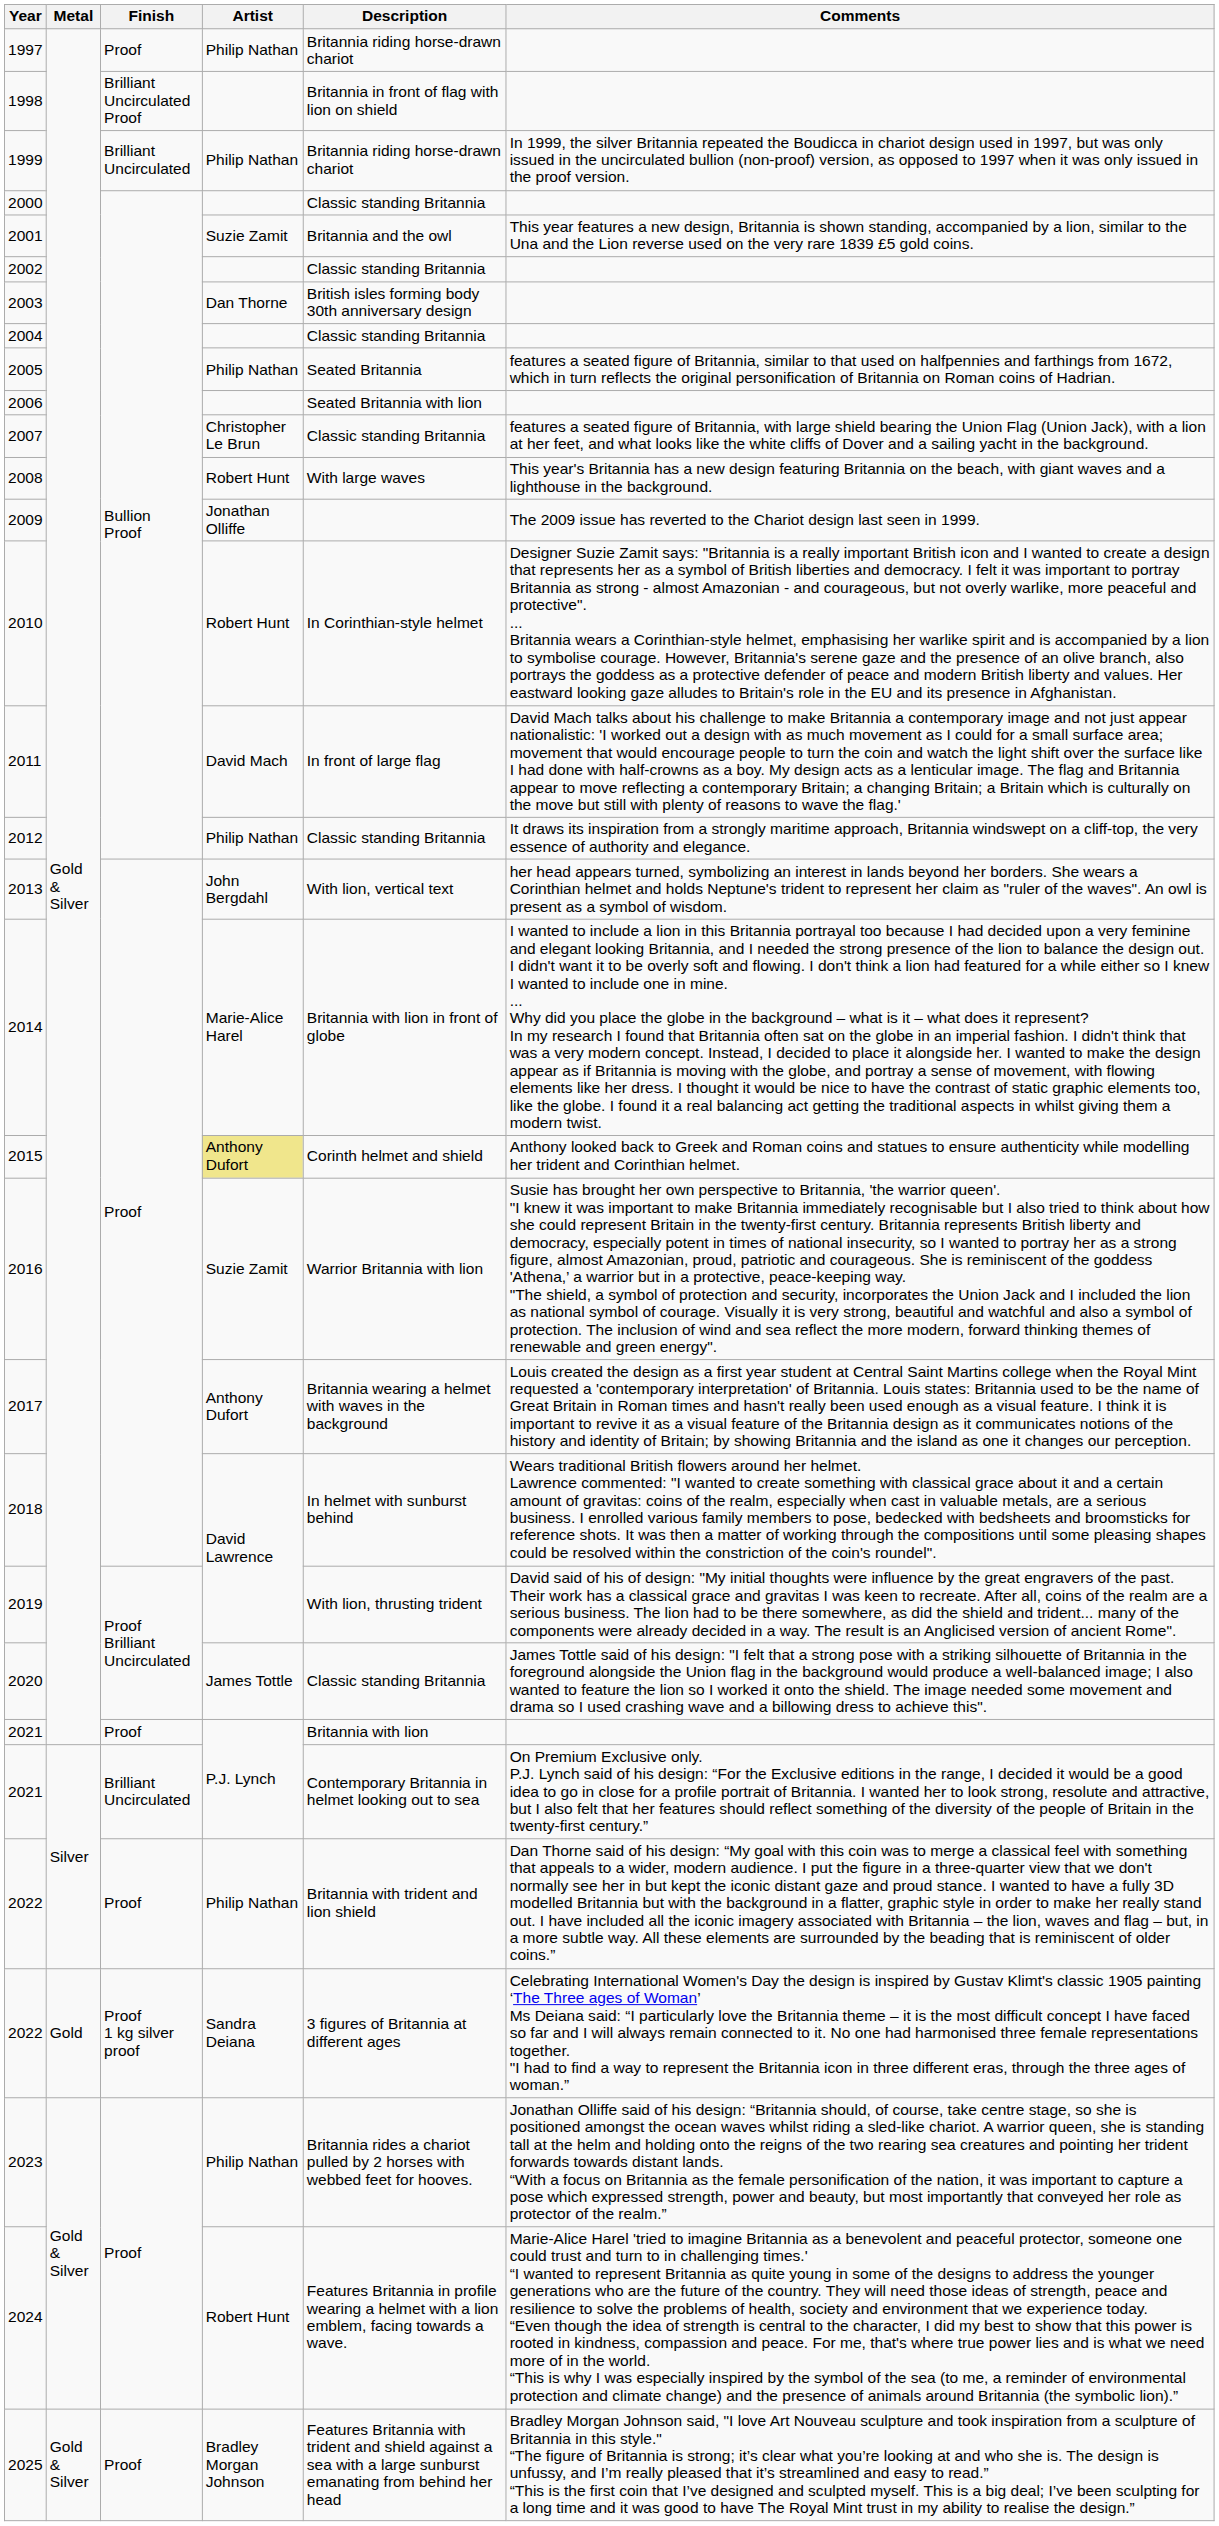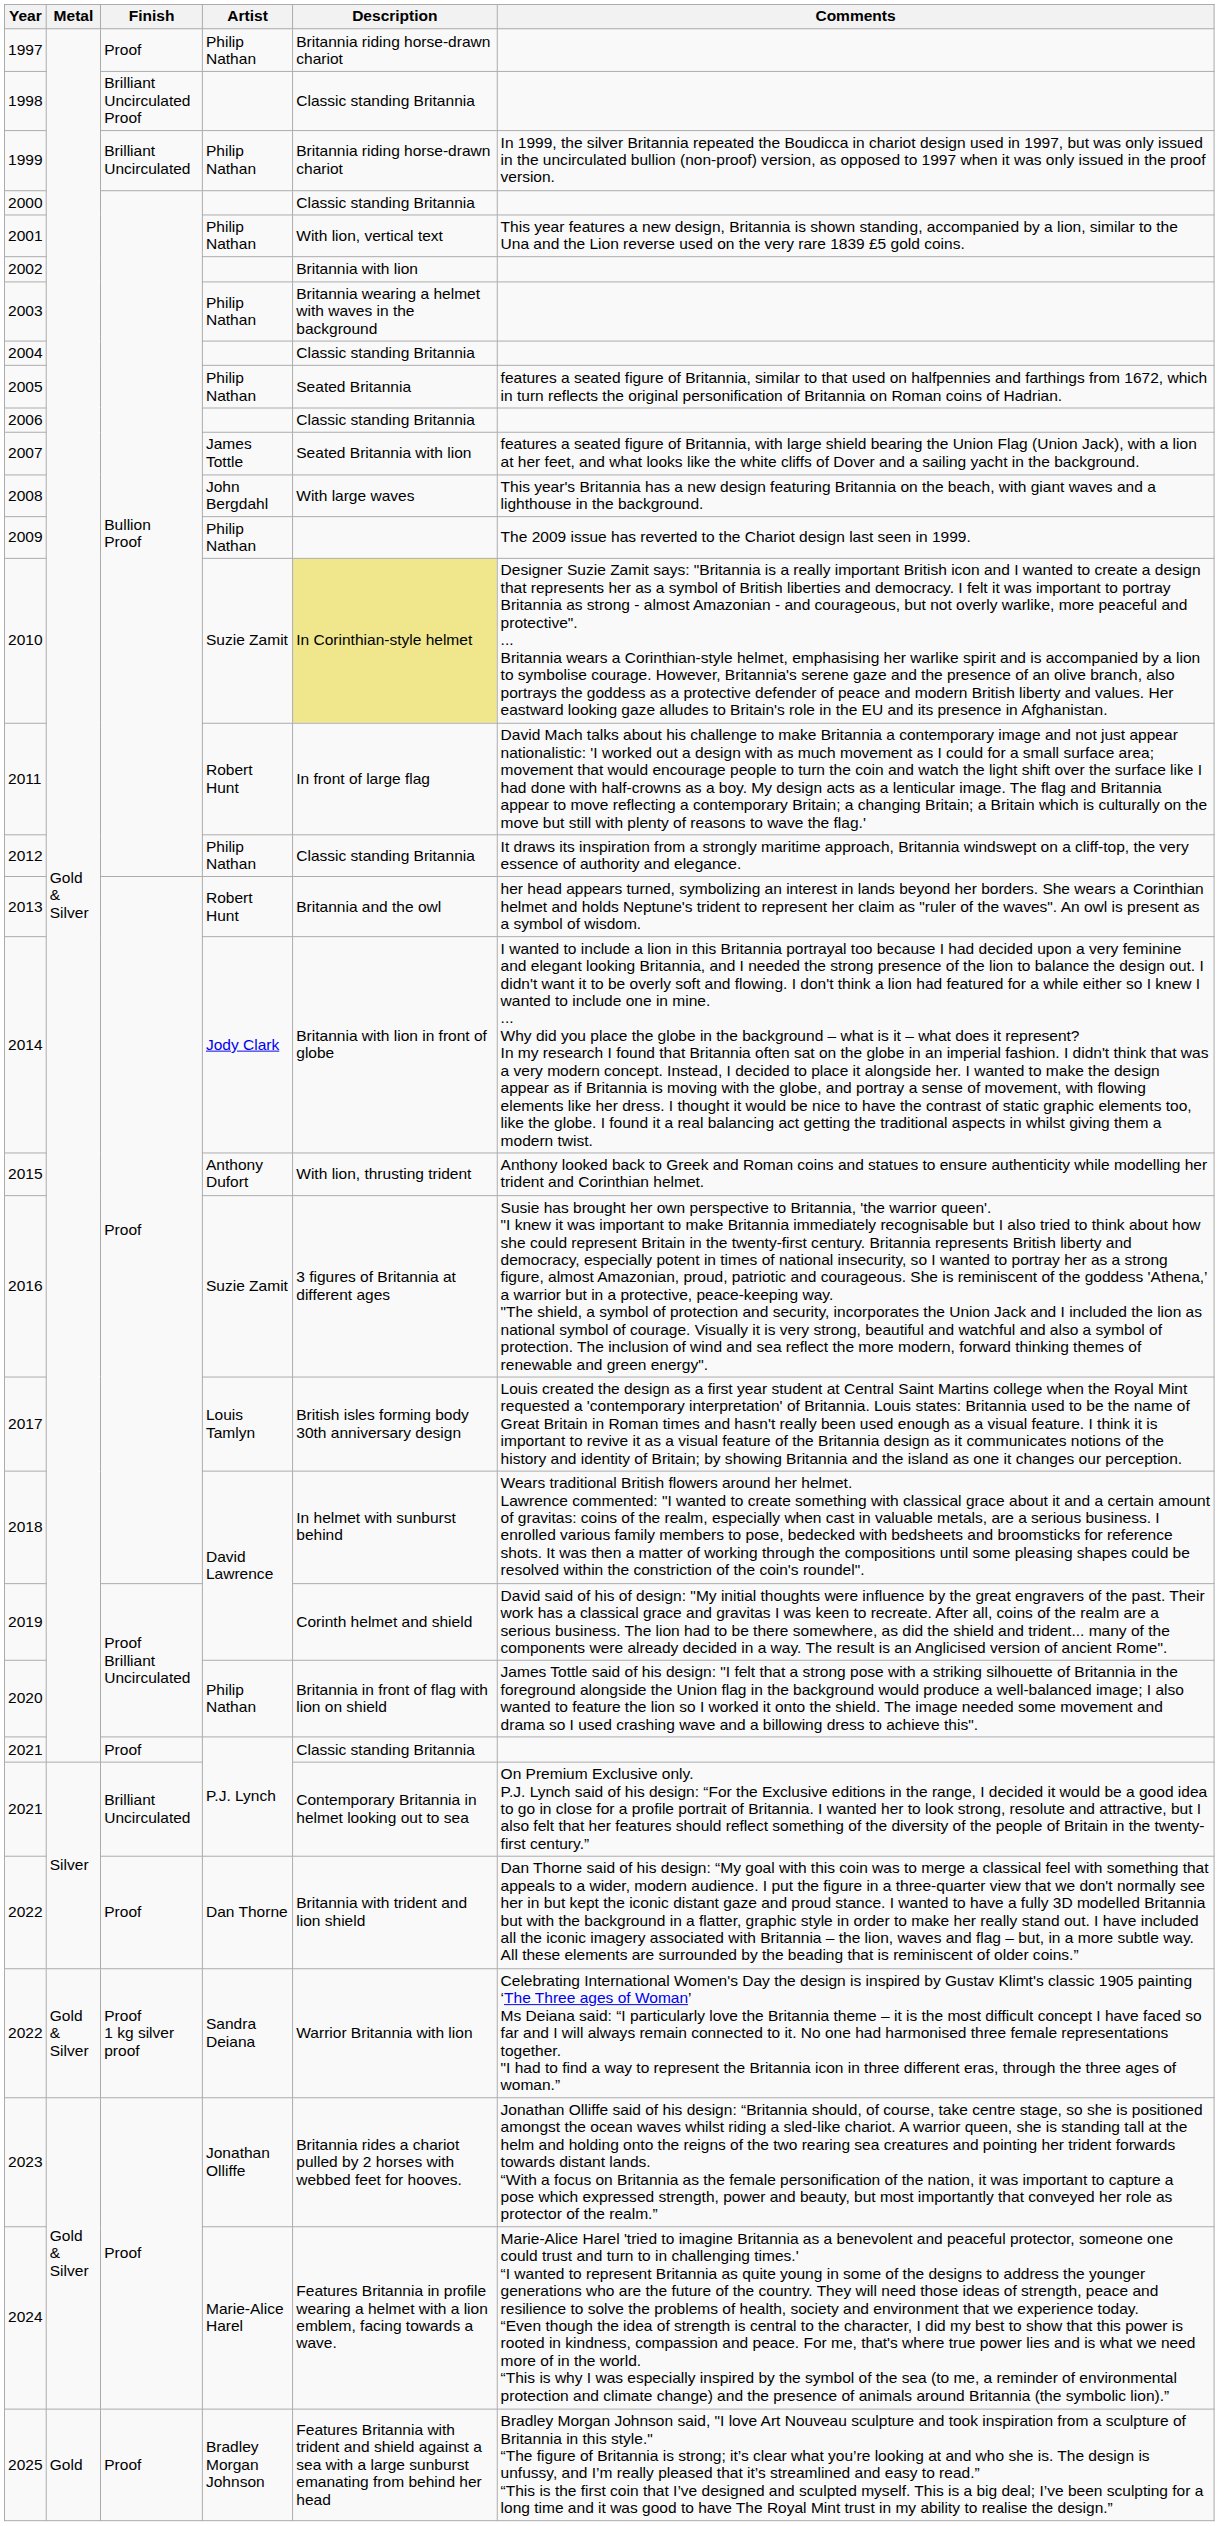(403, 100) Britannia in front of flag with lion on shield -> (386, 100) Classic standing Britannia
(247, 235) Suzie Zamit -> (231, 235) Philip Nathan
(379, 235) Britannia and the owl -> (370, 235) With lion, vertical text
(396, 269) Classic standing Britannia -> (357, 269) Britannia with lion
(247, 302) Dan Thorne -> (231, 311) Philip Nathan
(393, 302) British isles forming body 30th anniversary design -> (388, 311) Britannia wearing a helmet with waves in the background
(394, 402) Seated Britannia with lion -> (386, 420) Classic standing Britannia
(246, 435) Christopher Le Brun -> (229, 453) James Tottle
(396, 435) Classic standing Britannia -> (384, 453) Seated Britannia with lion
(248, 478) Robert Hunt -> (237, 495) John Bergdahl
(238, 520) Jonathan Olliffe -> (231, 537) Philip Nathan
(248, 623) Robert Hunt -> (247, 640) Suzie Zamit
(395, 623) no background -> (384, 640) khaki background
(247, 761) David Mach -> (229, 778) Robert Hunt
(237, 889) John Bergdahl -> (229, 906) Robert Hunt
(380, 889) With lion, vertical text -> (369, 906) Britannia and the owl
(245, 1027) Marie-Alice Harel -> (243, 1044) Jody Clark
(234, 1156) khaki background -> (234, 1174) no background
(395, 1156) Corinth helmet and shield -> (384, 1174) With lion, thrusting trident
(395, 1268) Warrior Britannia with lion -> (376, 1286) 3 figures of Britannia at different ages
(234, 1406) Anthony Dufort -> (231, 1424) Louis Tamlyn
(399, 1406) Britannia wearing a helmet with waves in the background -> (383, 1424) British isles forming body 30th anniversary design
(394, 1604) With lion, thrusting trident -> (384, 1621) Corinth helmet and shield
(249, 1681) James Tottle -> (231, 1698) Philip Nathan
(396, 1681) Classic standing Britannia -> (392, 1698) Britannia in front of flag with lion on shield
(368, 1732) Britannia with lion -> (386, 1749) Classic standing Britannia
(252, 1903) Philip Nathan -> (247, 1912) Dan Thorne
(66, 2032) Gold -> (69, 2032) Gold & Silver
(387, 2032) 3 figures of Britannia at different ages -> (384, 2032) Warrior Britannia with lion
(252, 2162) Philip Nathan -> (238, 2162) Jonathan Olliffe
(248, 2317) Robert Hunt -> (245, 2317) Marie-Alice Harel
(69, 2464) Gold & Silver -> (66, 2464) Gold
